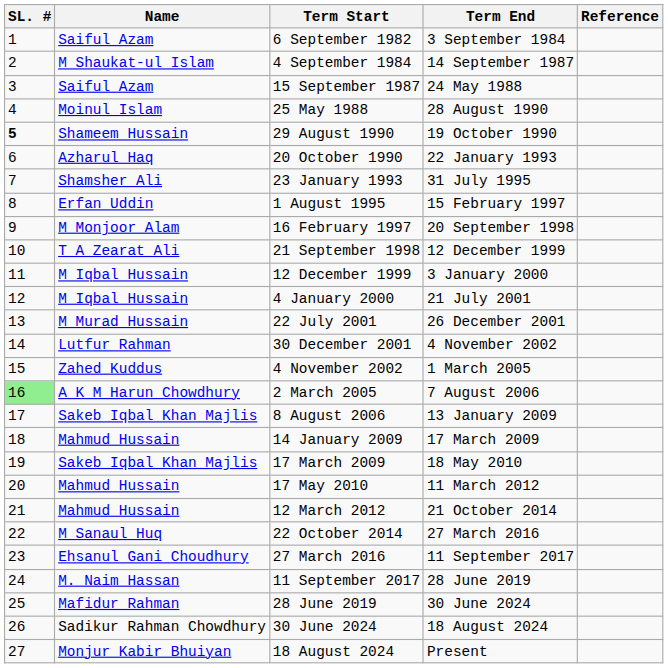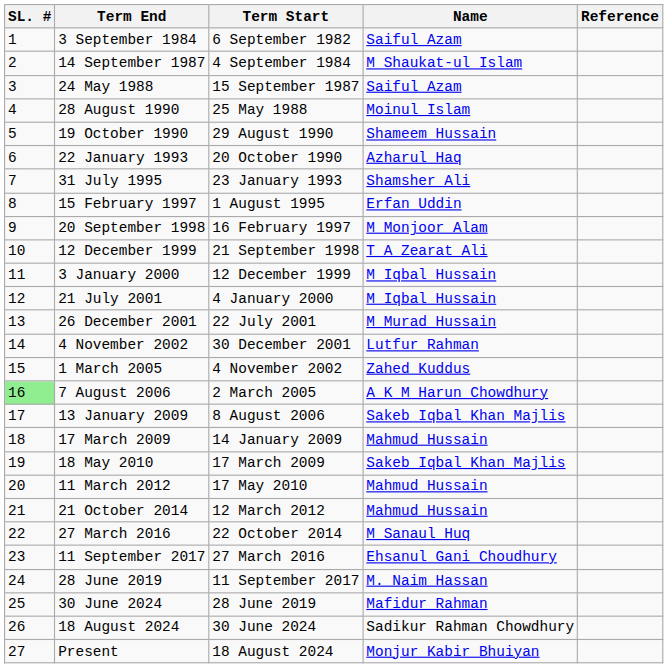columns swapped: (162, 16) <-> (501, 16)
(12, 134) bold -> (12, 134) normal
